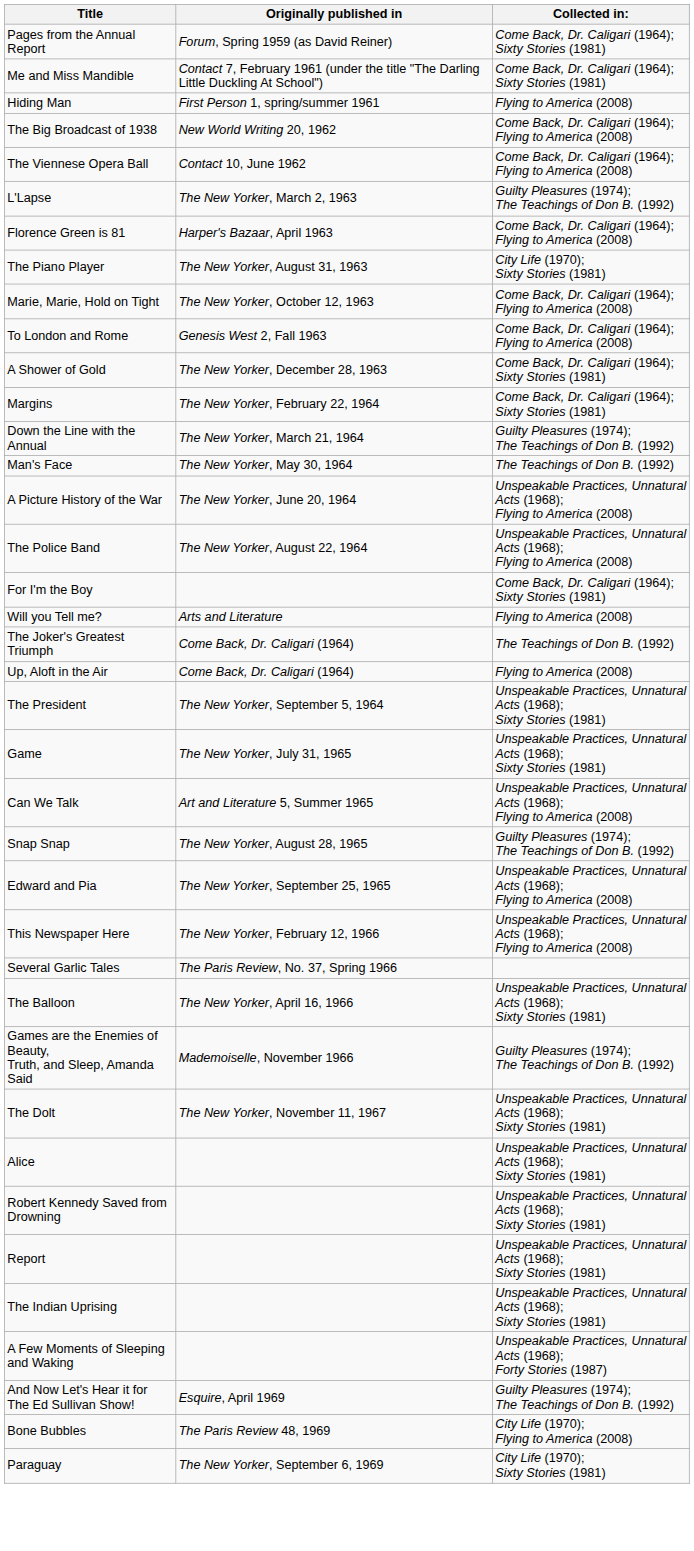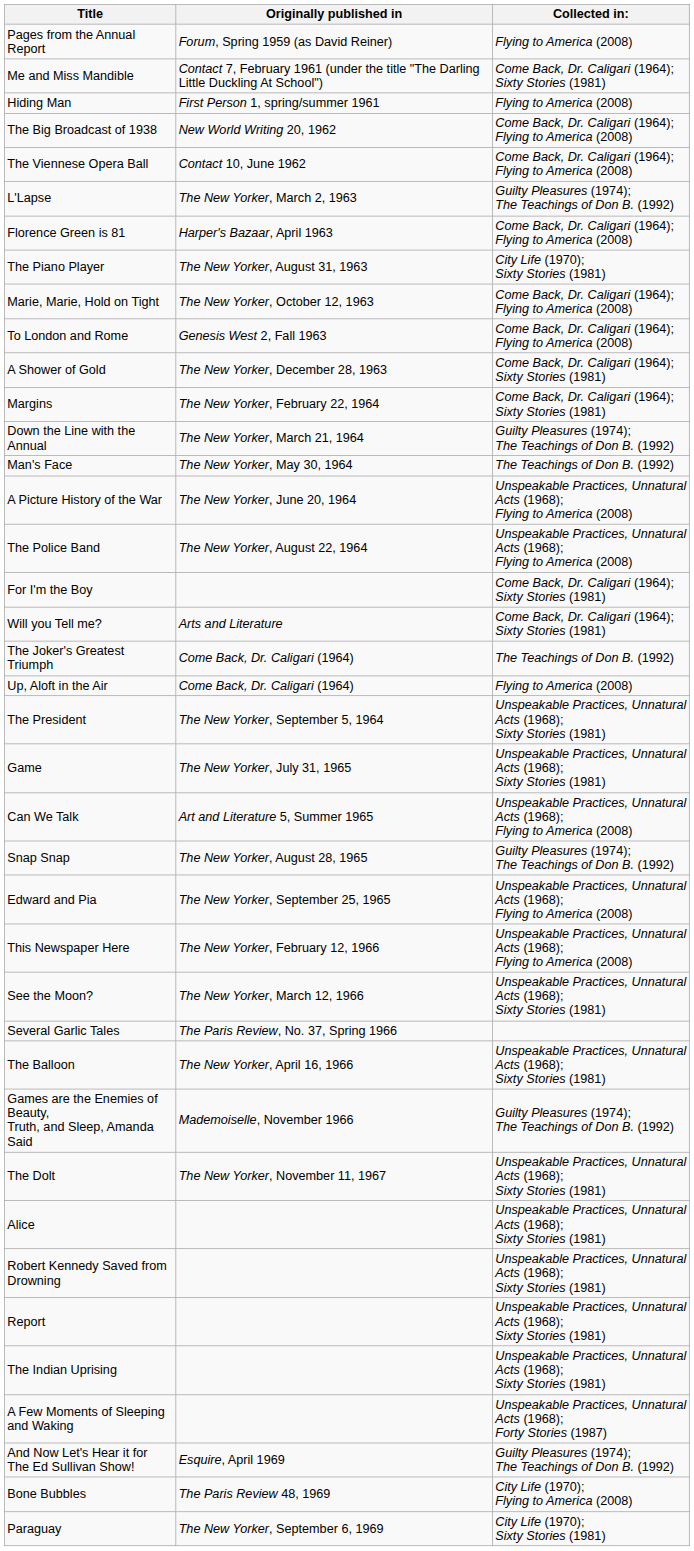(585, 41) Come Back, Dr. Caligari (1964); Sixty Stories (1981) -> (564, 41) Flying to America (2008)
(564, 617) Flying to America (2008) -> (585, 624) Come Back, Dr. Caligari (1964); Sixty Stories (1981)
+ row: (50, 996)
